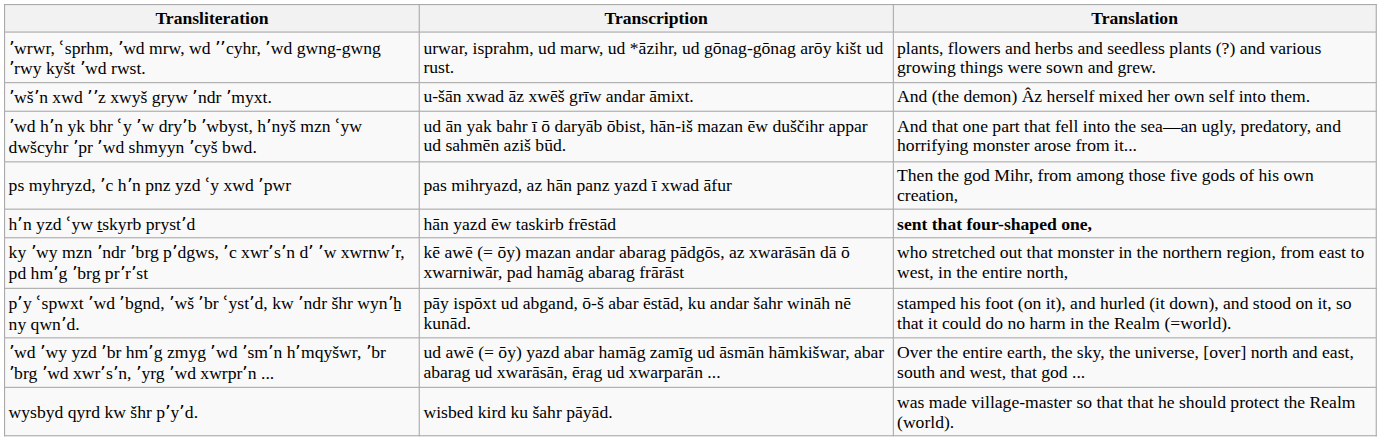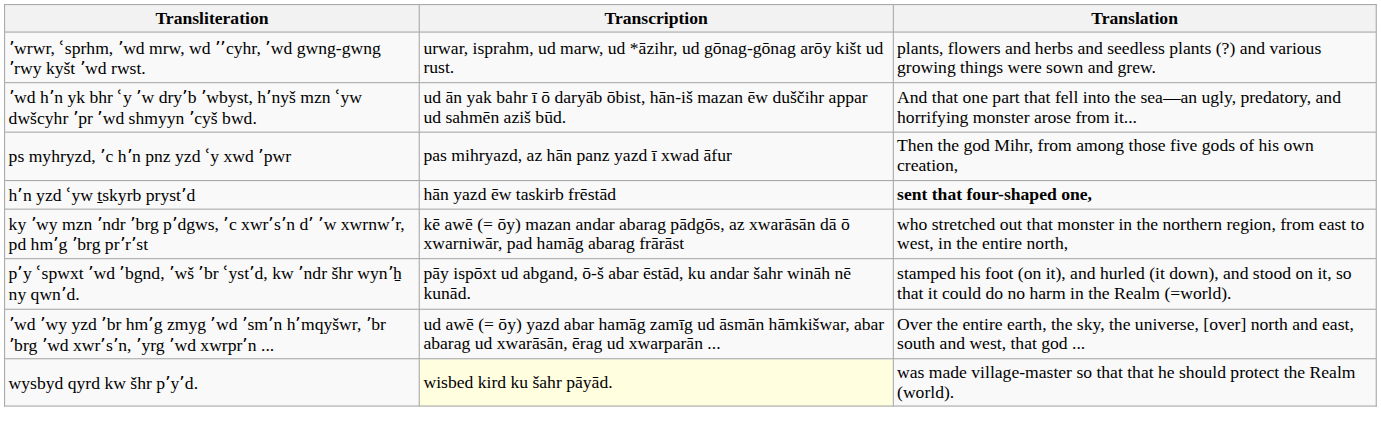- row: (140, 97)
(518, 411) no background -> (518, 382) lightyellow background
